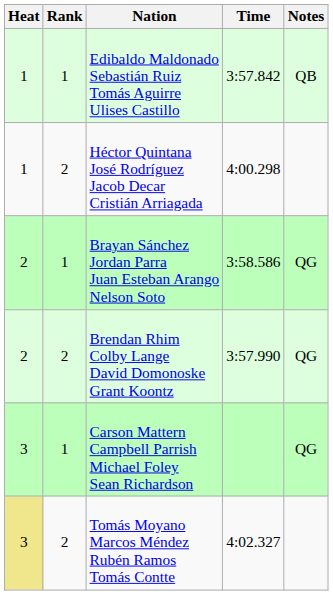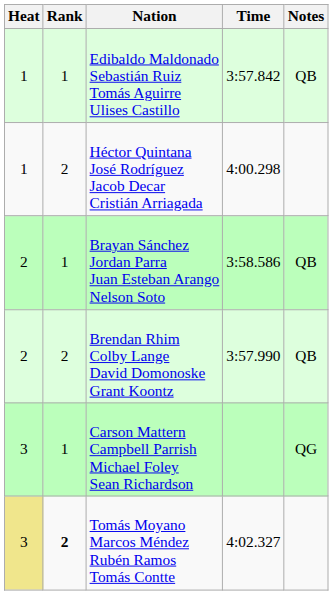(306, 262) QG -> (306, 262) QB
(306, 356) QG -> (306, 356) QB
(65, 542) normal -> (65, 542) bold
